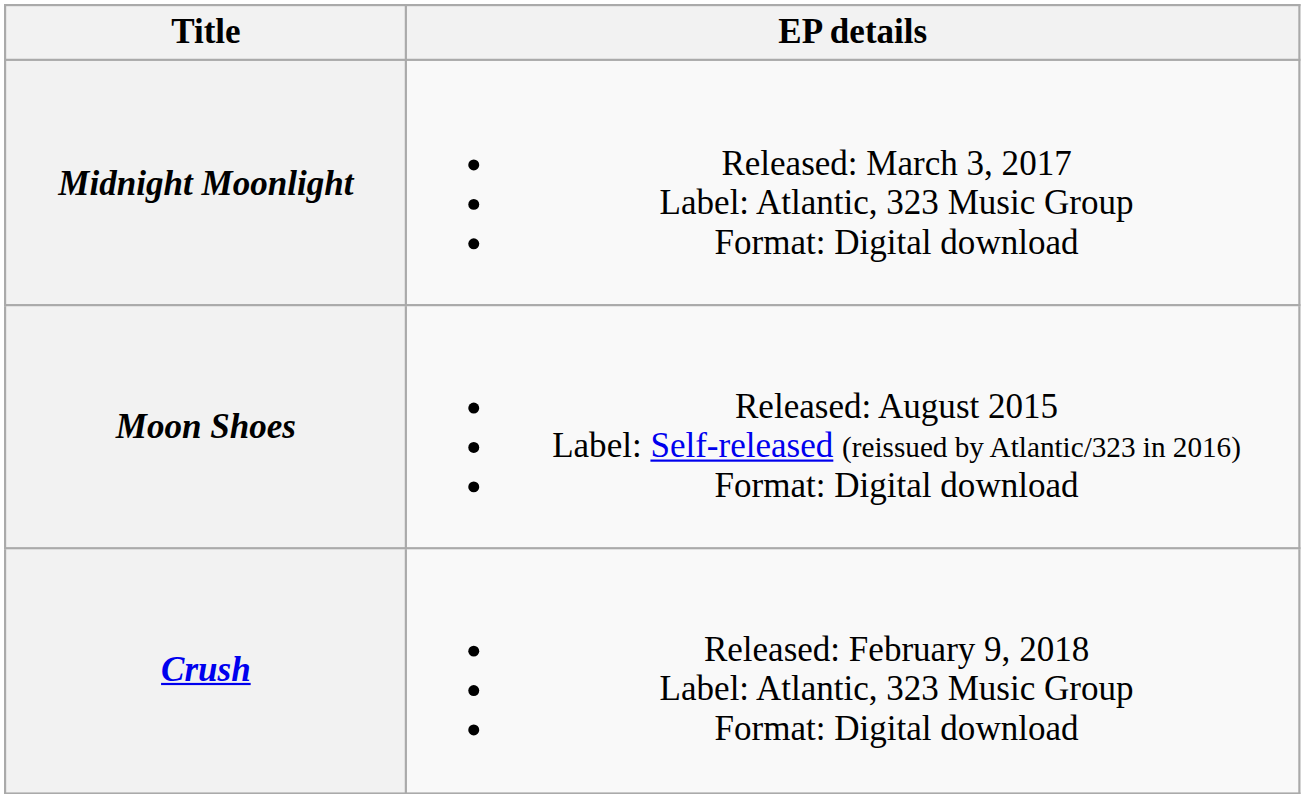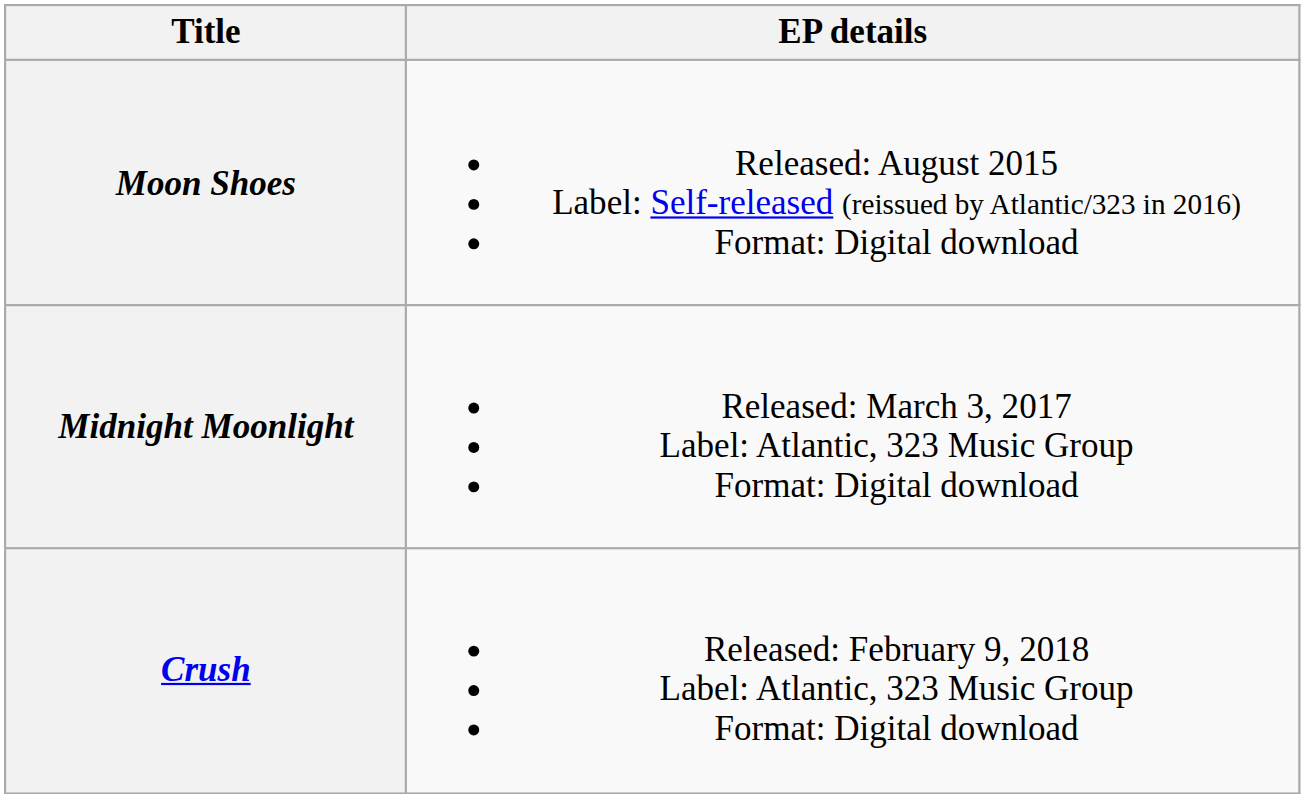rows swapped: (206, 425) <-> (206, 182)
